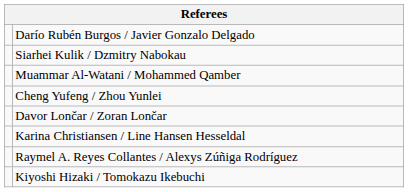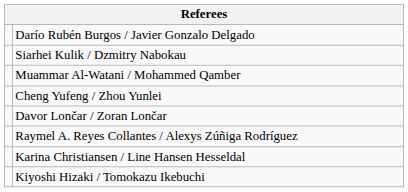rows swapped: (156, 156) <-> (130, 136)
